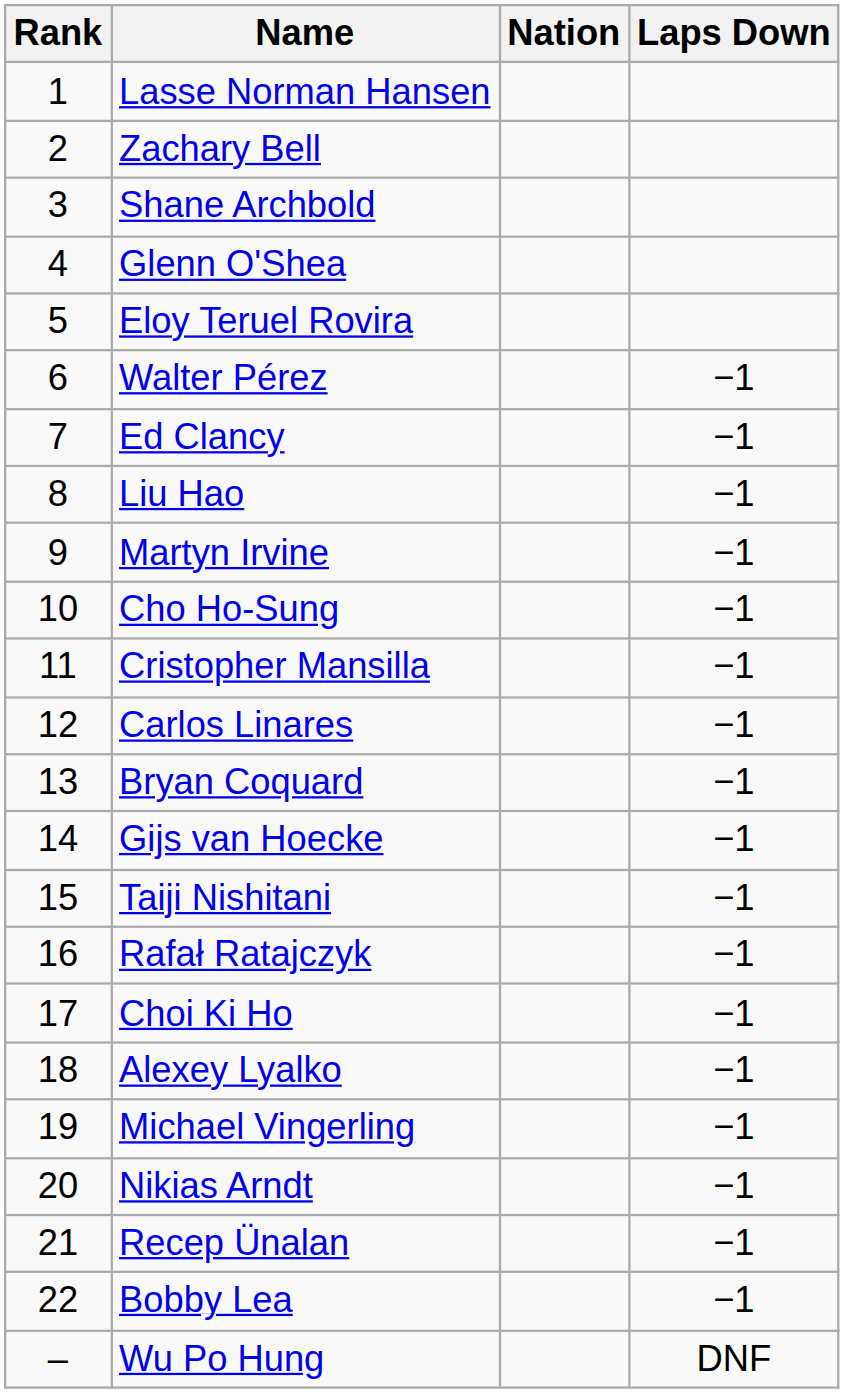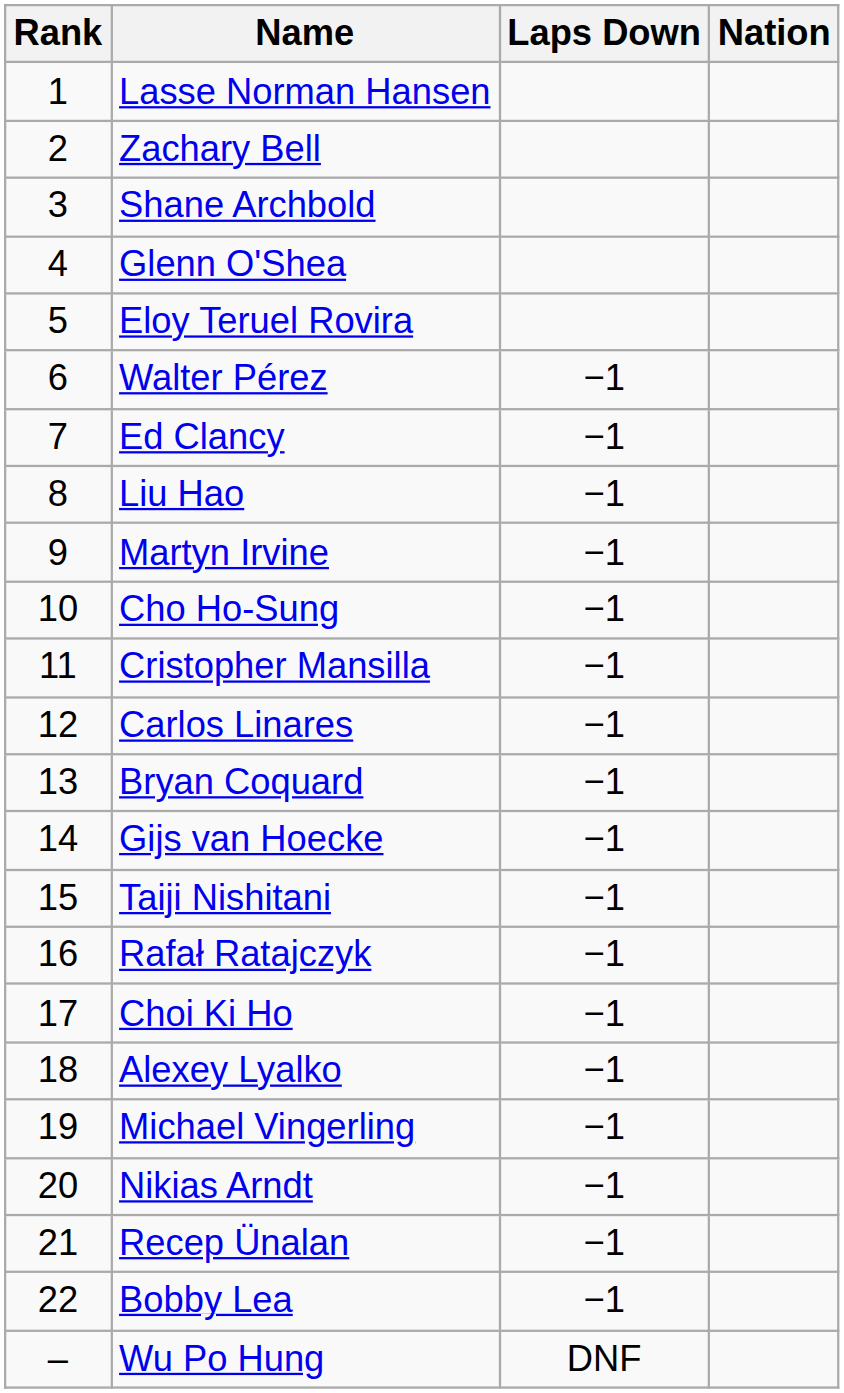columns swapped: (564, 33) <-> (734, 33)
